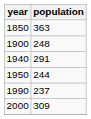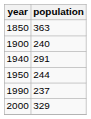(42, 43) 248 -> (42, 43) 240
(42, 106) 309 -> (42, 106) 329
